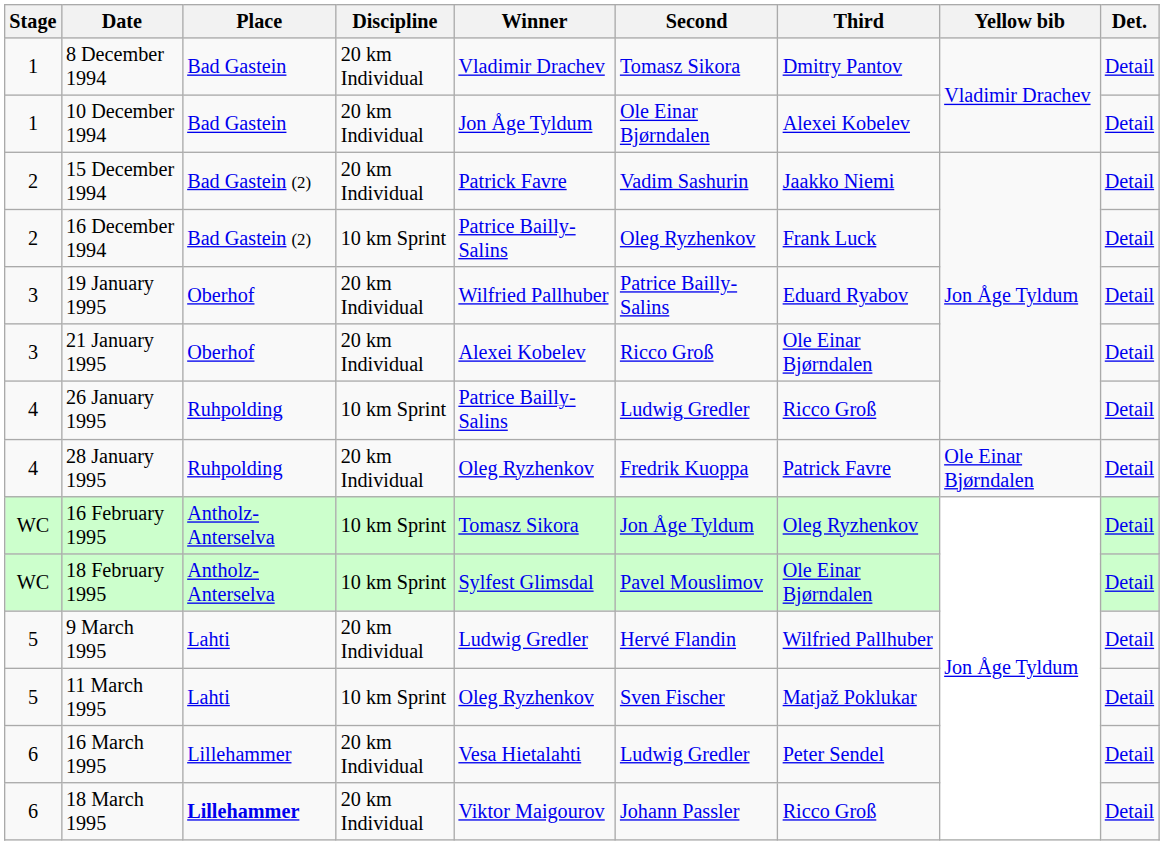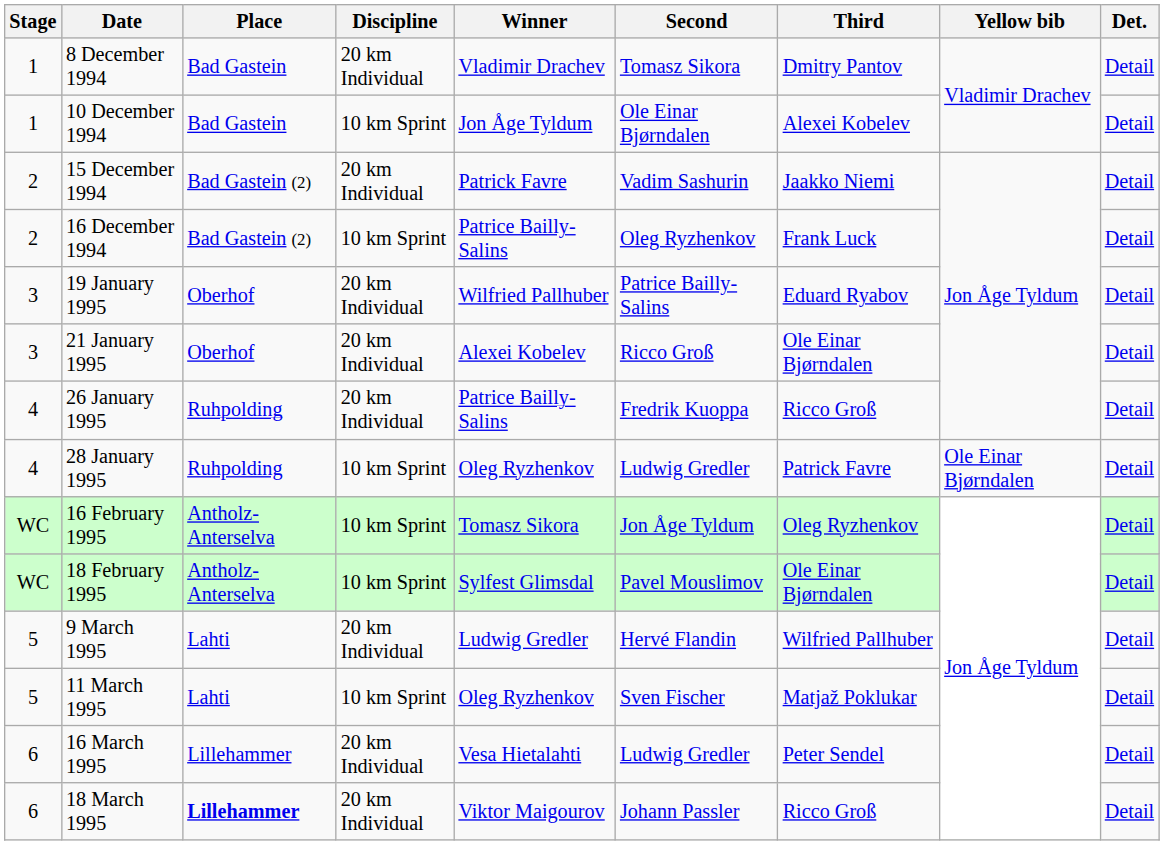(382, 123) 20 km Individual -> (393, 123) 10 km Sprint
(393, 410) 10 km Sprint -> (382, 410) 20 km Individual
(685, 410) Ludwig Gredler -> (684, 410) Fredrik Kuoppa
(382, 467) 20 km Individual -> (393, 467) 10 km Sprint
(684, 467) Fredrik Kuoppa -> (685, 467) Ludwig Gredler
